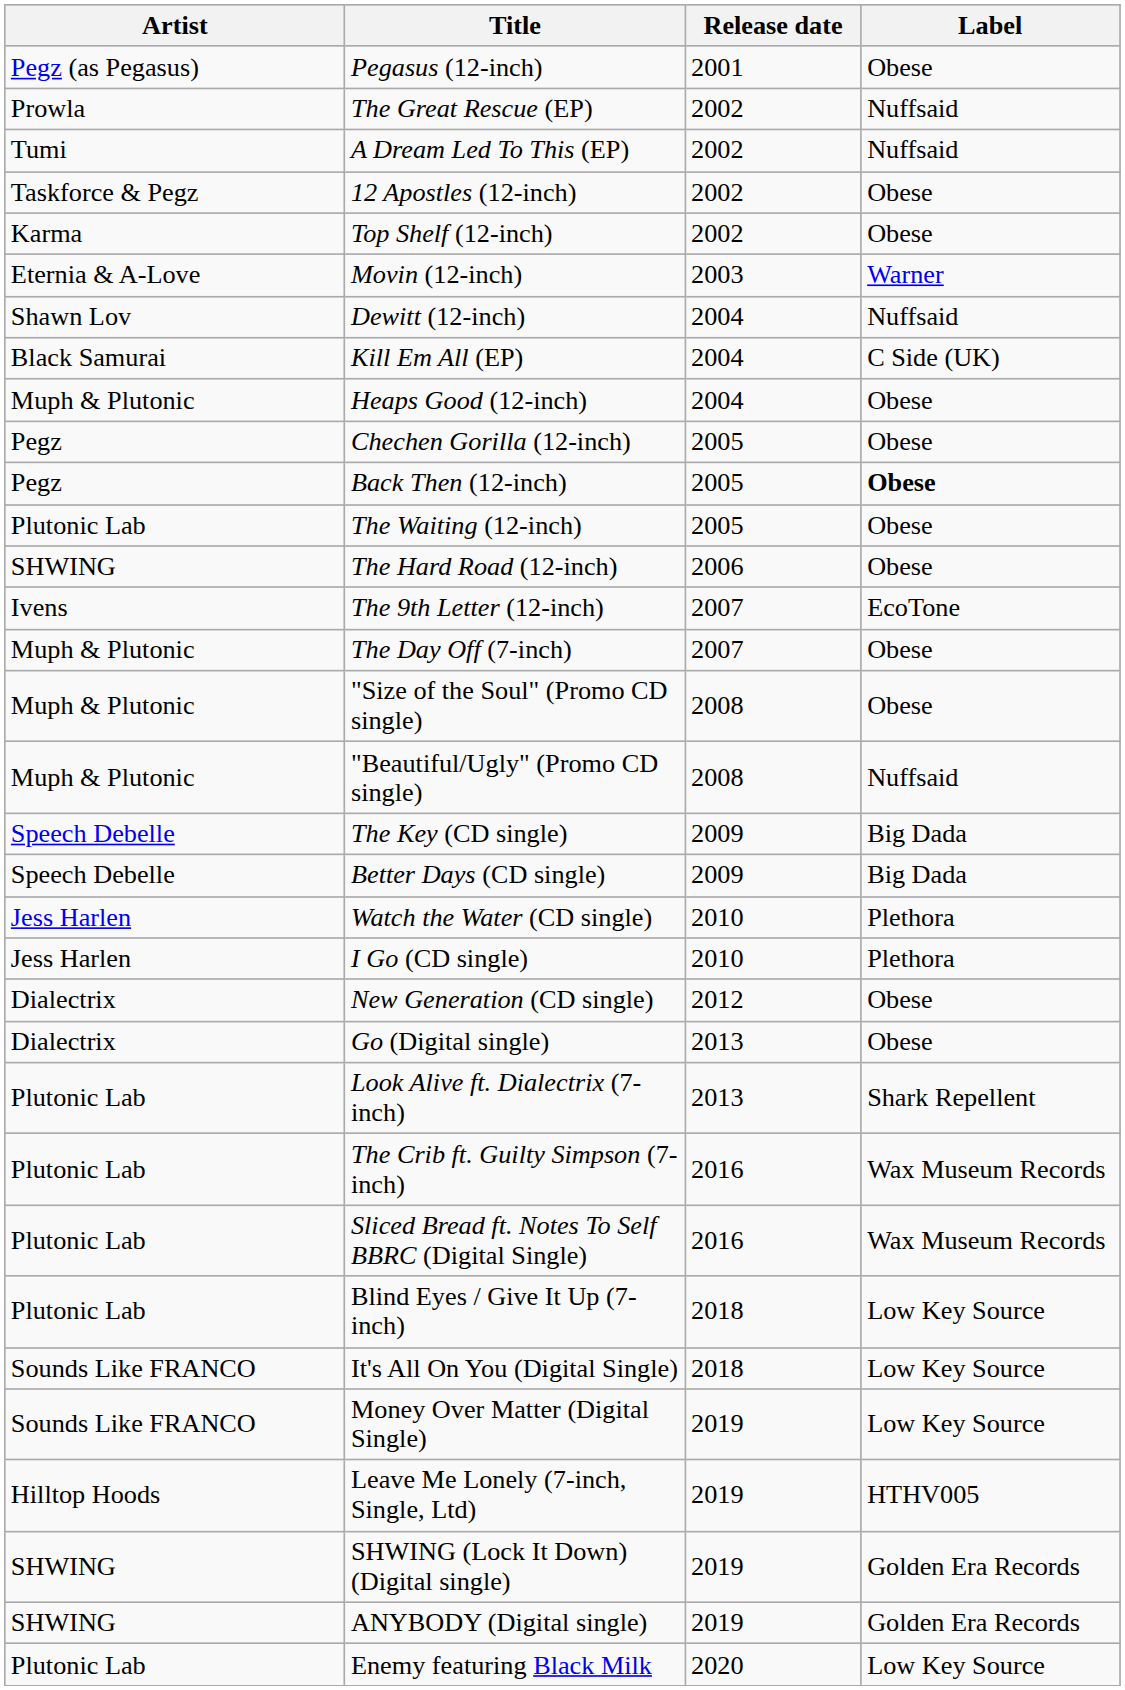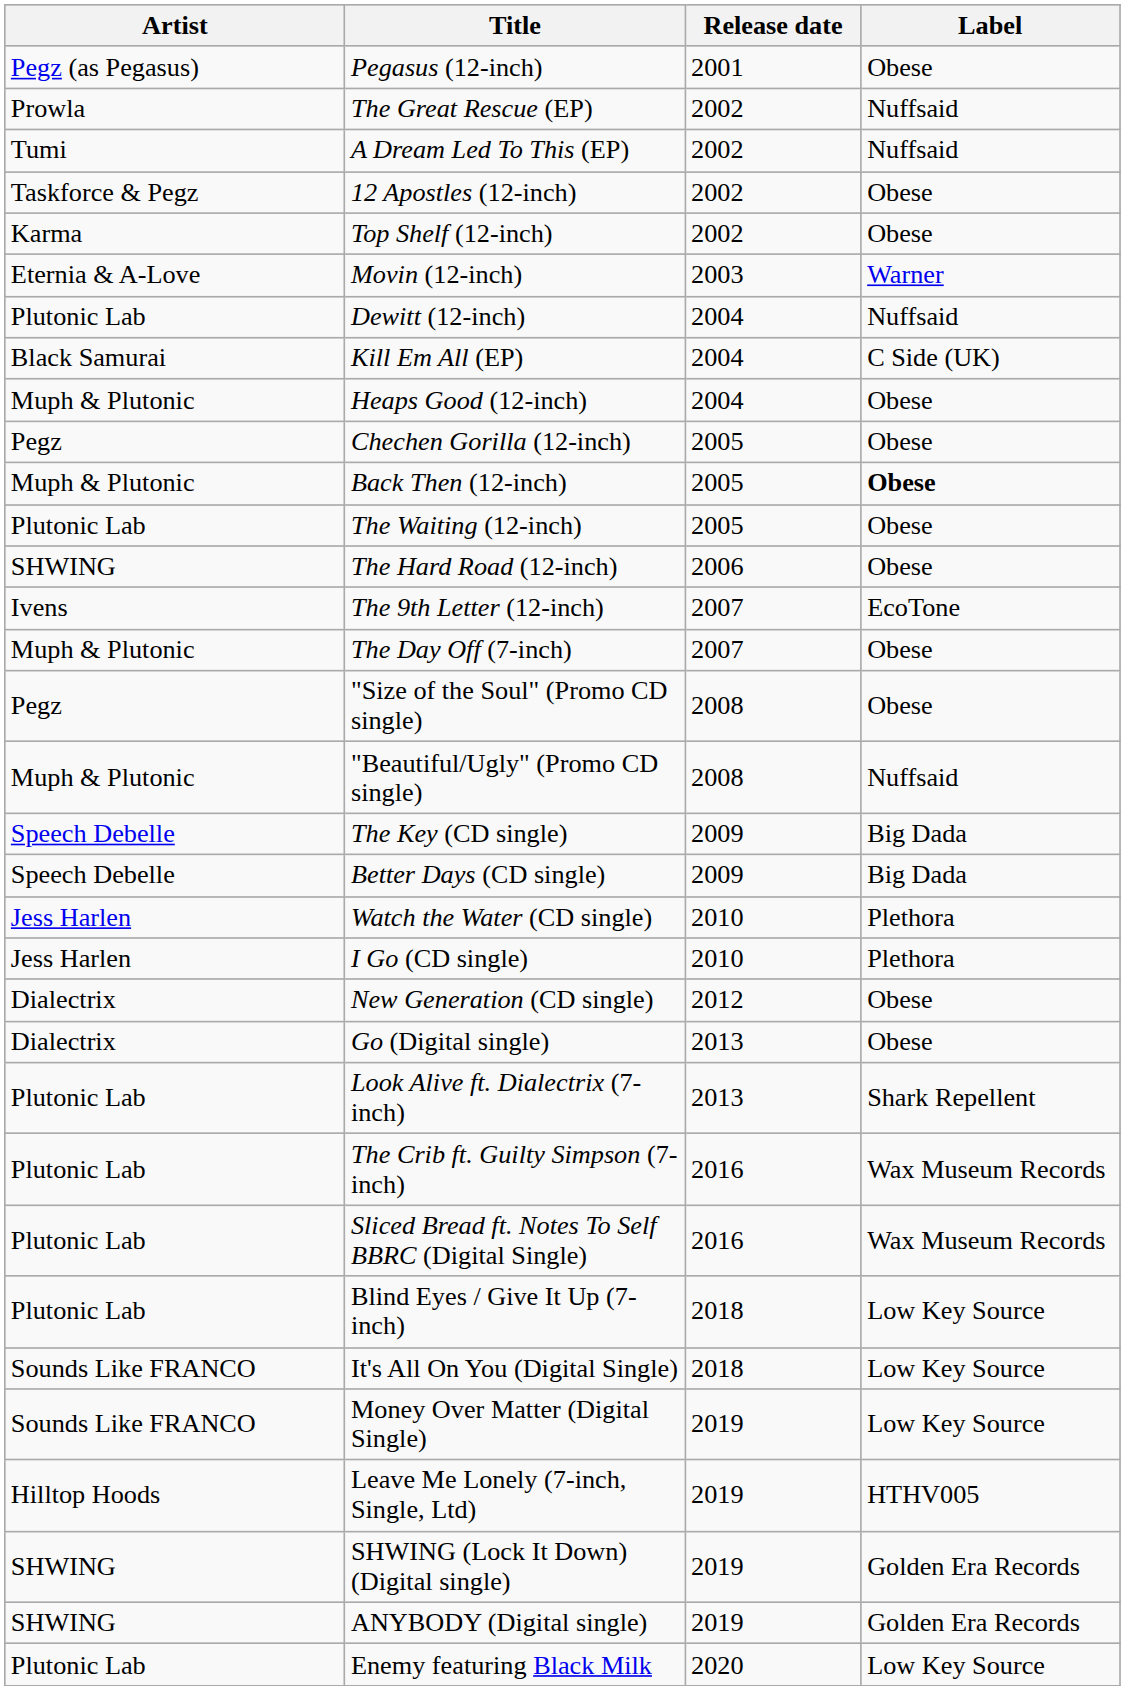(71, 316) Shawn Lov -> (78, 316) Plutonic Lab
(36, 483) Pegz -> (103, 483) Muph & Plutonic
(103, 705) Muph & Plutonic -> (36, 705) Pegz
